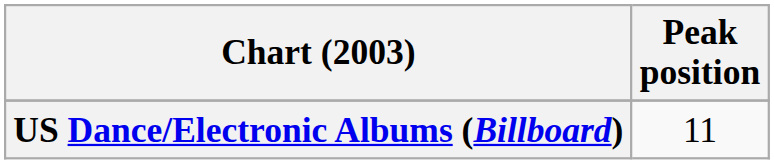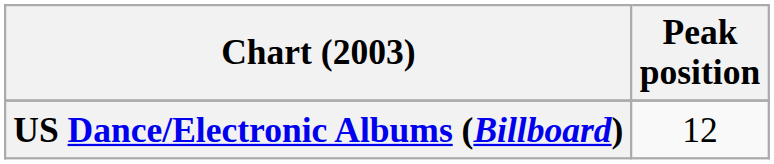(700, 128) 11 -> (700, 128) 12
